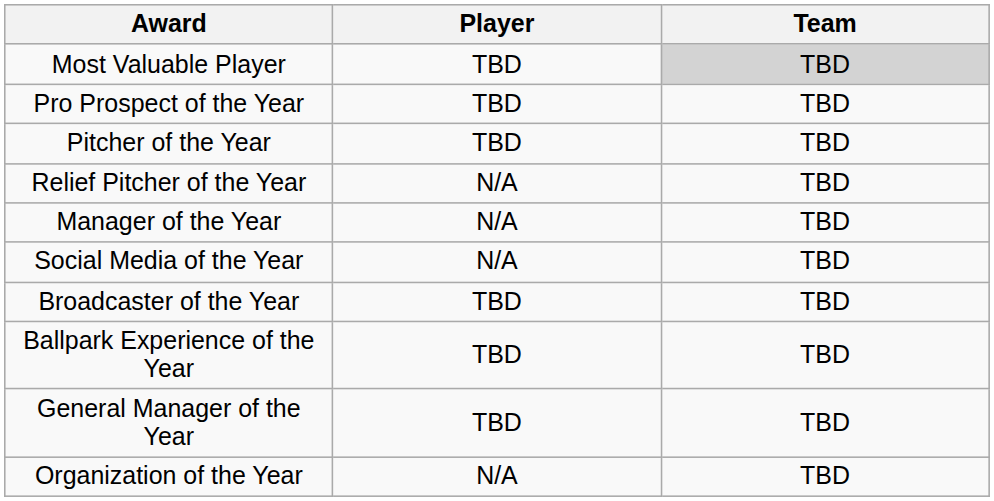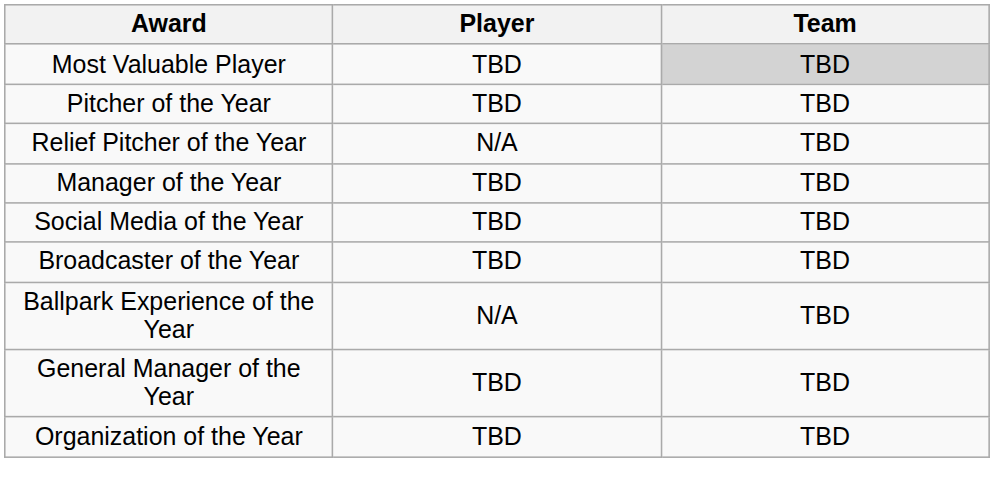- row: (169, 103)
(497, 222) N/A -> (497, 182) TBD
(497, 261) N/A -> (497, 222) TBD
(497, 355) TBD -> (497, 315) N/A
(497, 476) N/A -> (497, 436) TBD
